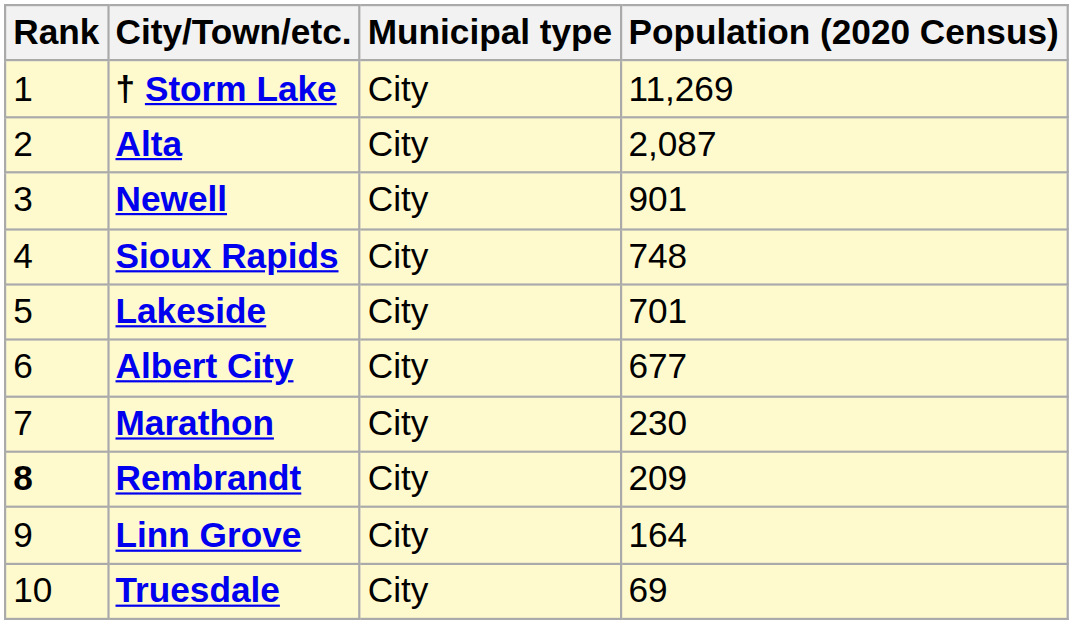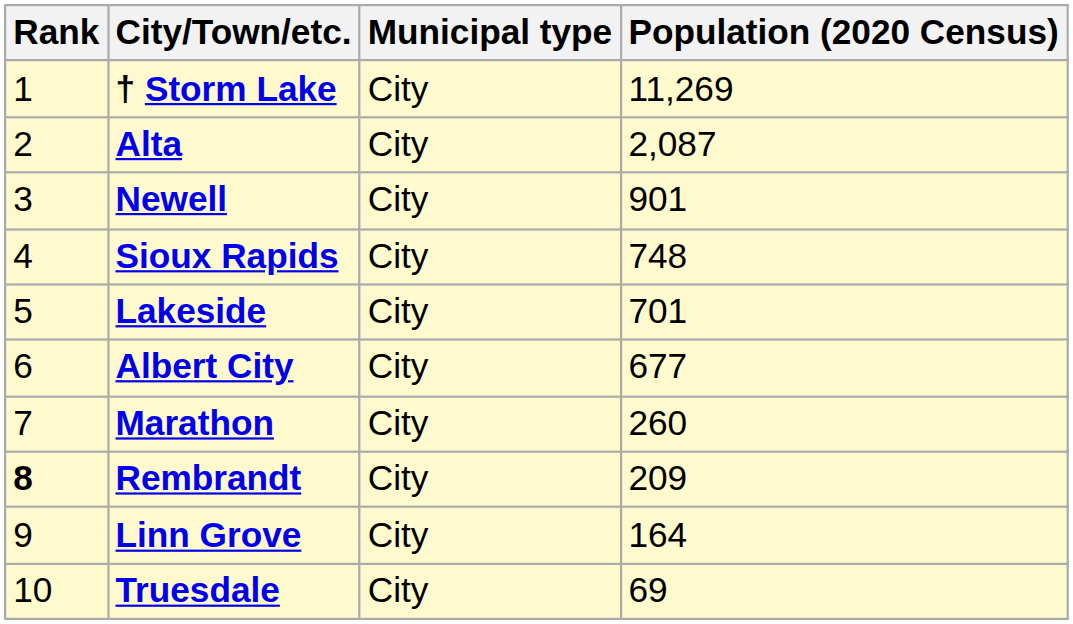(658, 423) 230 -> (658, 423) 260
